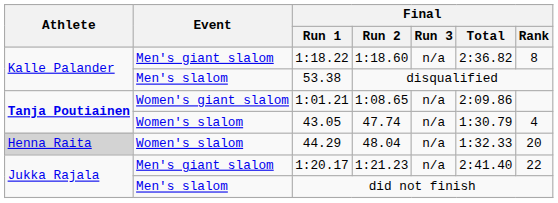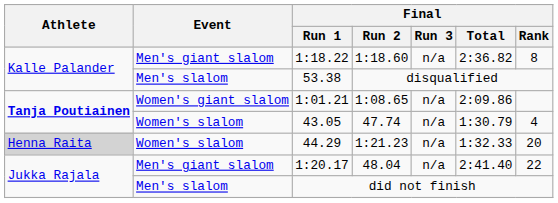(382, 143) 48.04 -> (382, 143) 1:21.23
(382, 165) 1:21.23 -> (382, 165) 48.04
